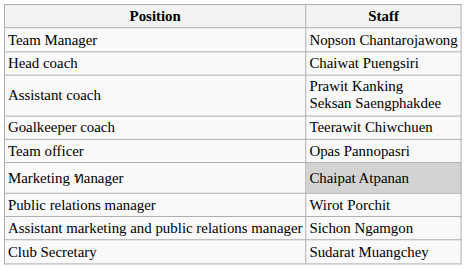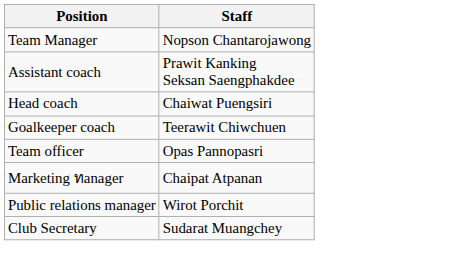rows swapped: (43, 63) <-> (54, 95)
(359, 177) lightgrey background -> (212, 177) no background
- row: (155, 228)
